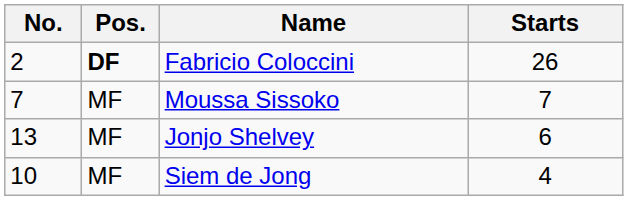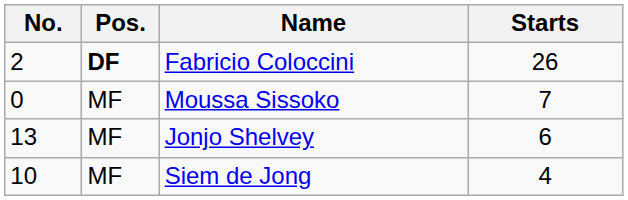(17, 99) 7 -> (17, 99) 0
